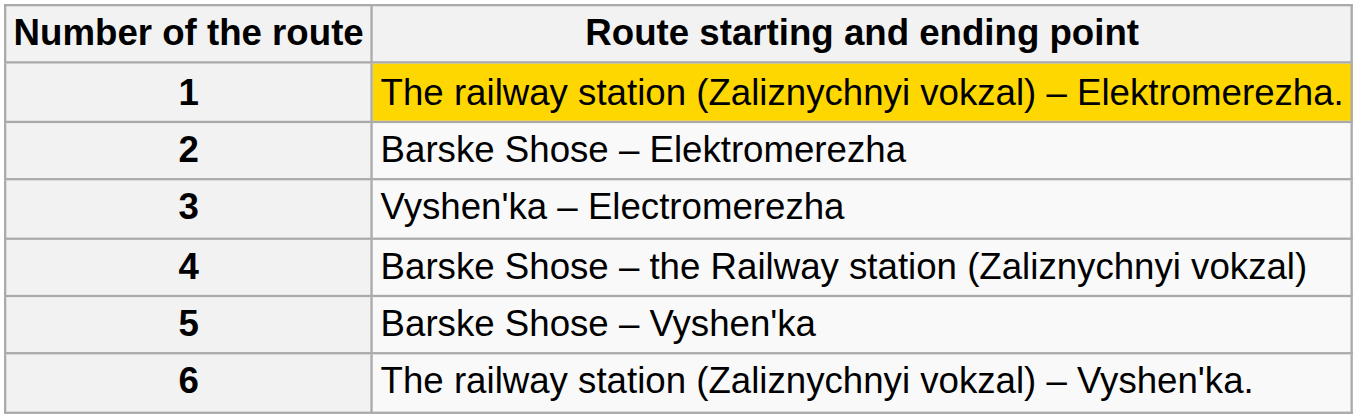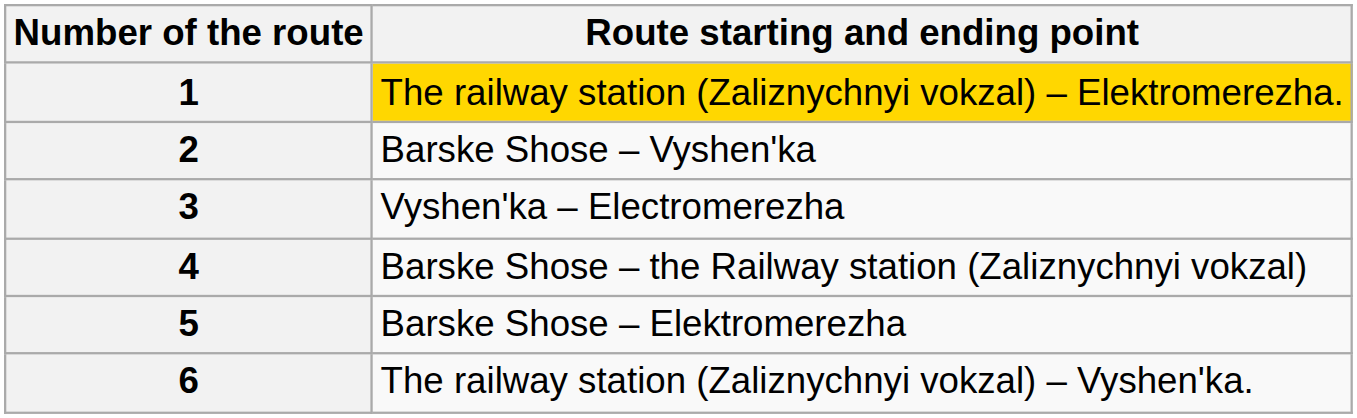(643, 149) Barske Shose – Elektromerezha -> (598, 149) Barske Shose – Vyshen'ka
(598, 324) Barske Shose – Vyshen'ka -> (643, 324) Barske Shose – Elektromerezha
